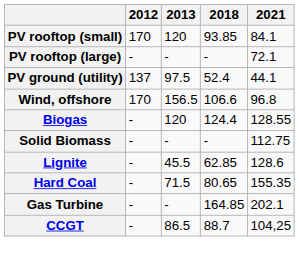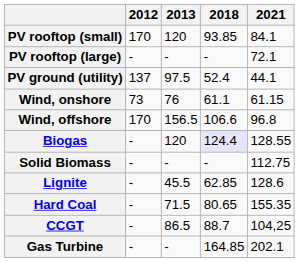+ row: (65, 99)
(220, 120) no background -> (220, 141) lavender background
rows swapped: (65, 225) <-> (65, 204)
